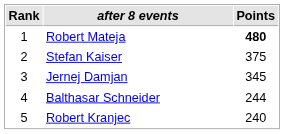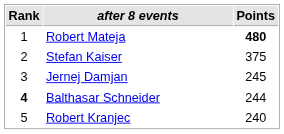(256, 77) 345 -> (256, 77) 245
(24, 97) normal -> (24, 97) bold
